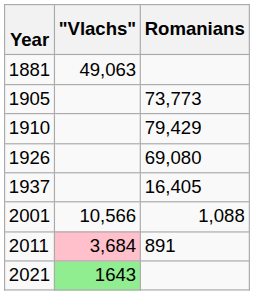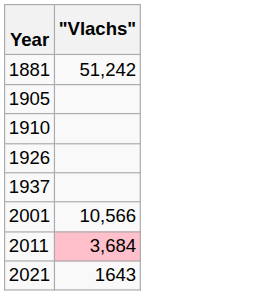- column: (195, 29)
(108, 69) 49,063 -> (108, 69) 51,242
(116, 275) lightgreen background -> (116, 275) no background
